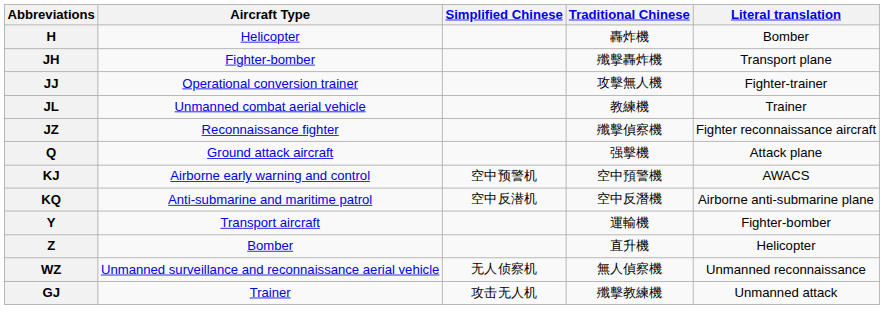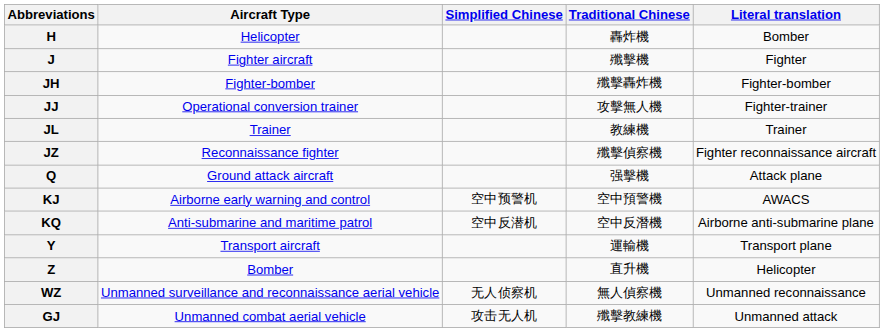+ row: (51, 60)
(786, 60) Transport plane -> (786, 83) Fighter-bomber
(270, 106) Unmanned combat aerial vehicle -> (270, 130) Trainer
(786, 223) Fighter-bomber -> (786, 246) Transport plane
(270, 292) Trainer -> (270, 316) Unmanned combat aerial vehicle
